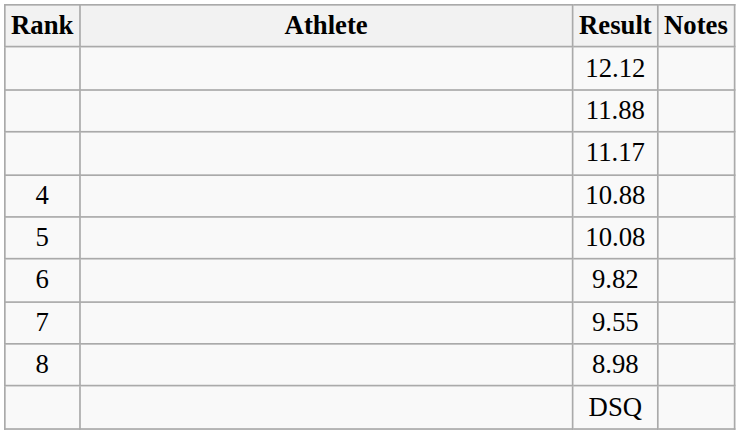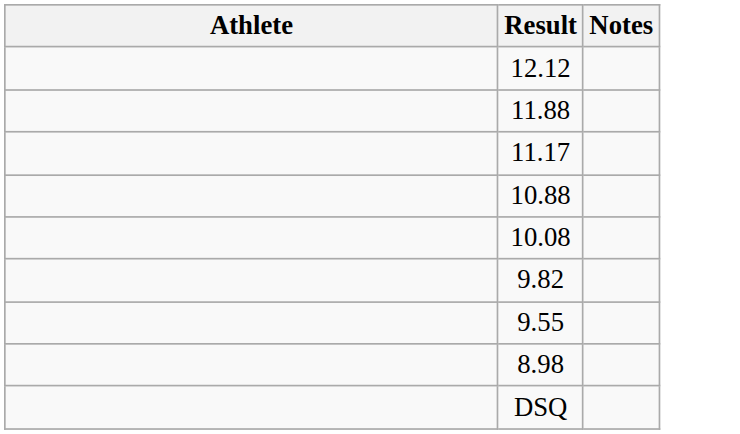- column: (42, 25)
